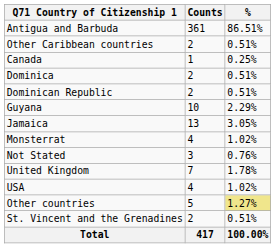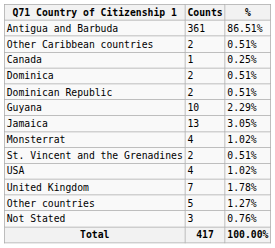rows swapped: (95, 219) <-> (36, 155)
rows swapped: (48, 171) <-> (16, 187)
(242, 203) khaki background -> (242, 203) no background
